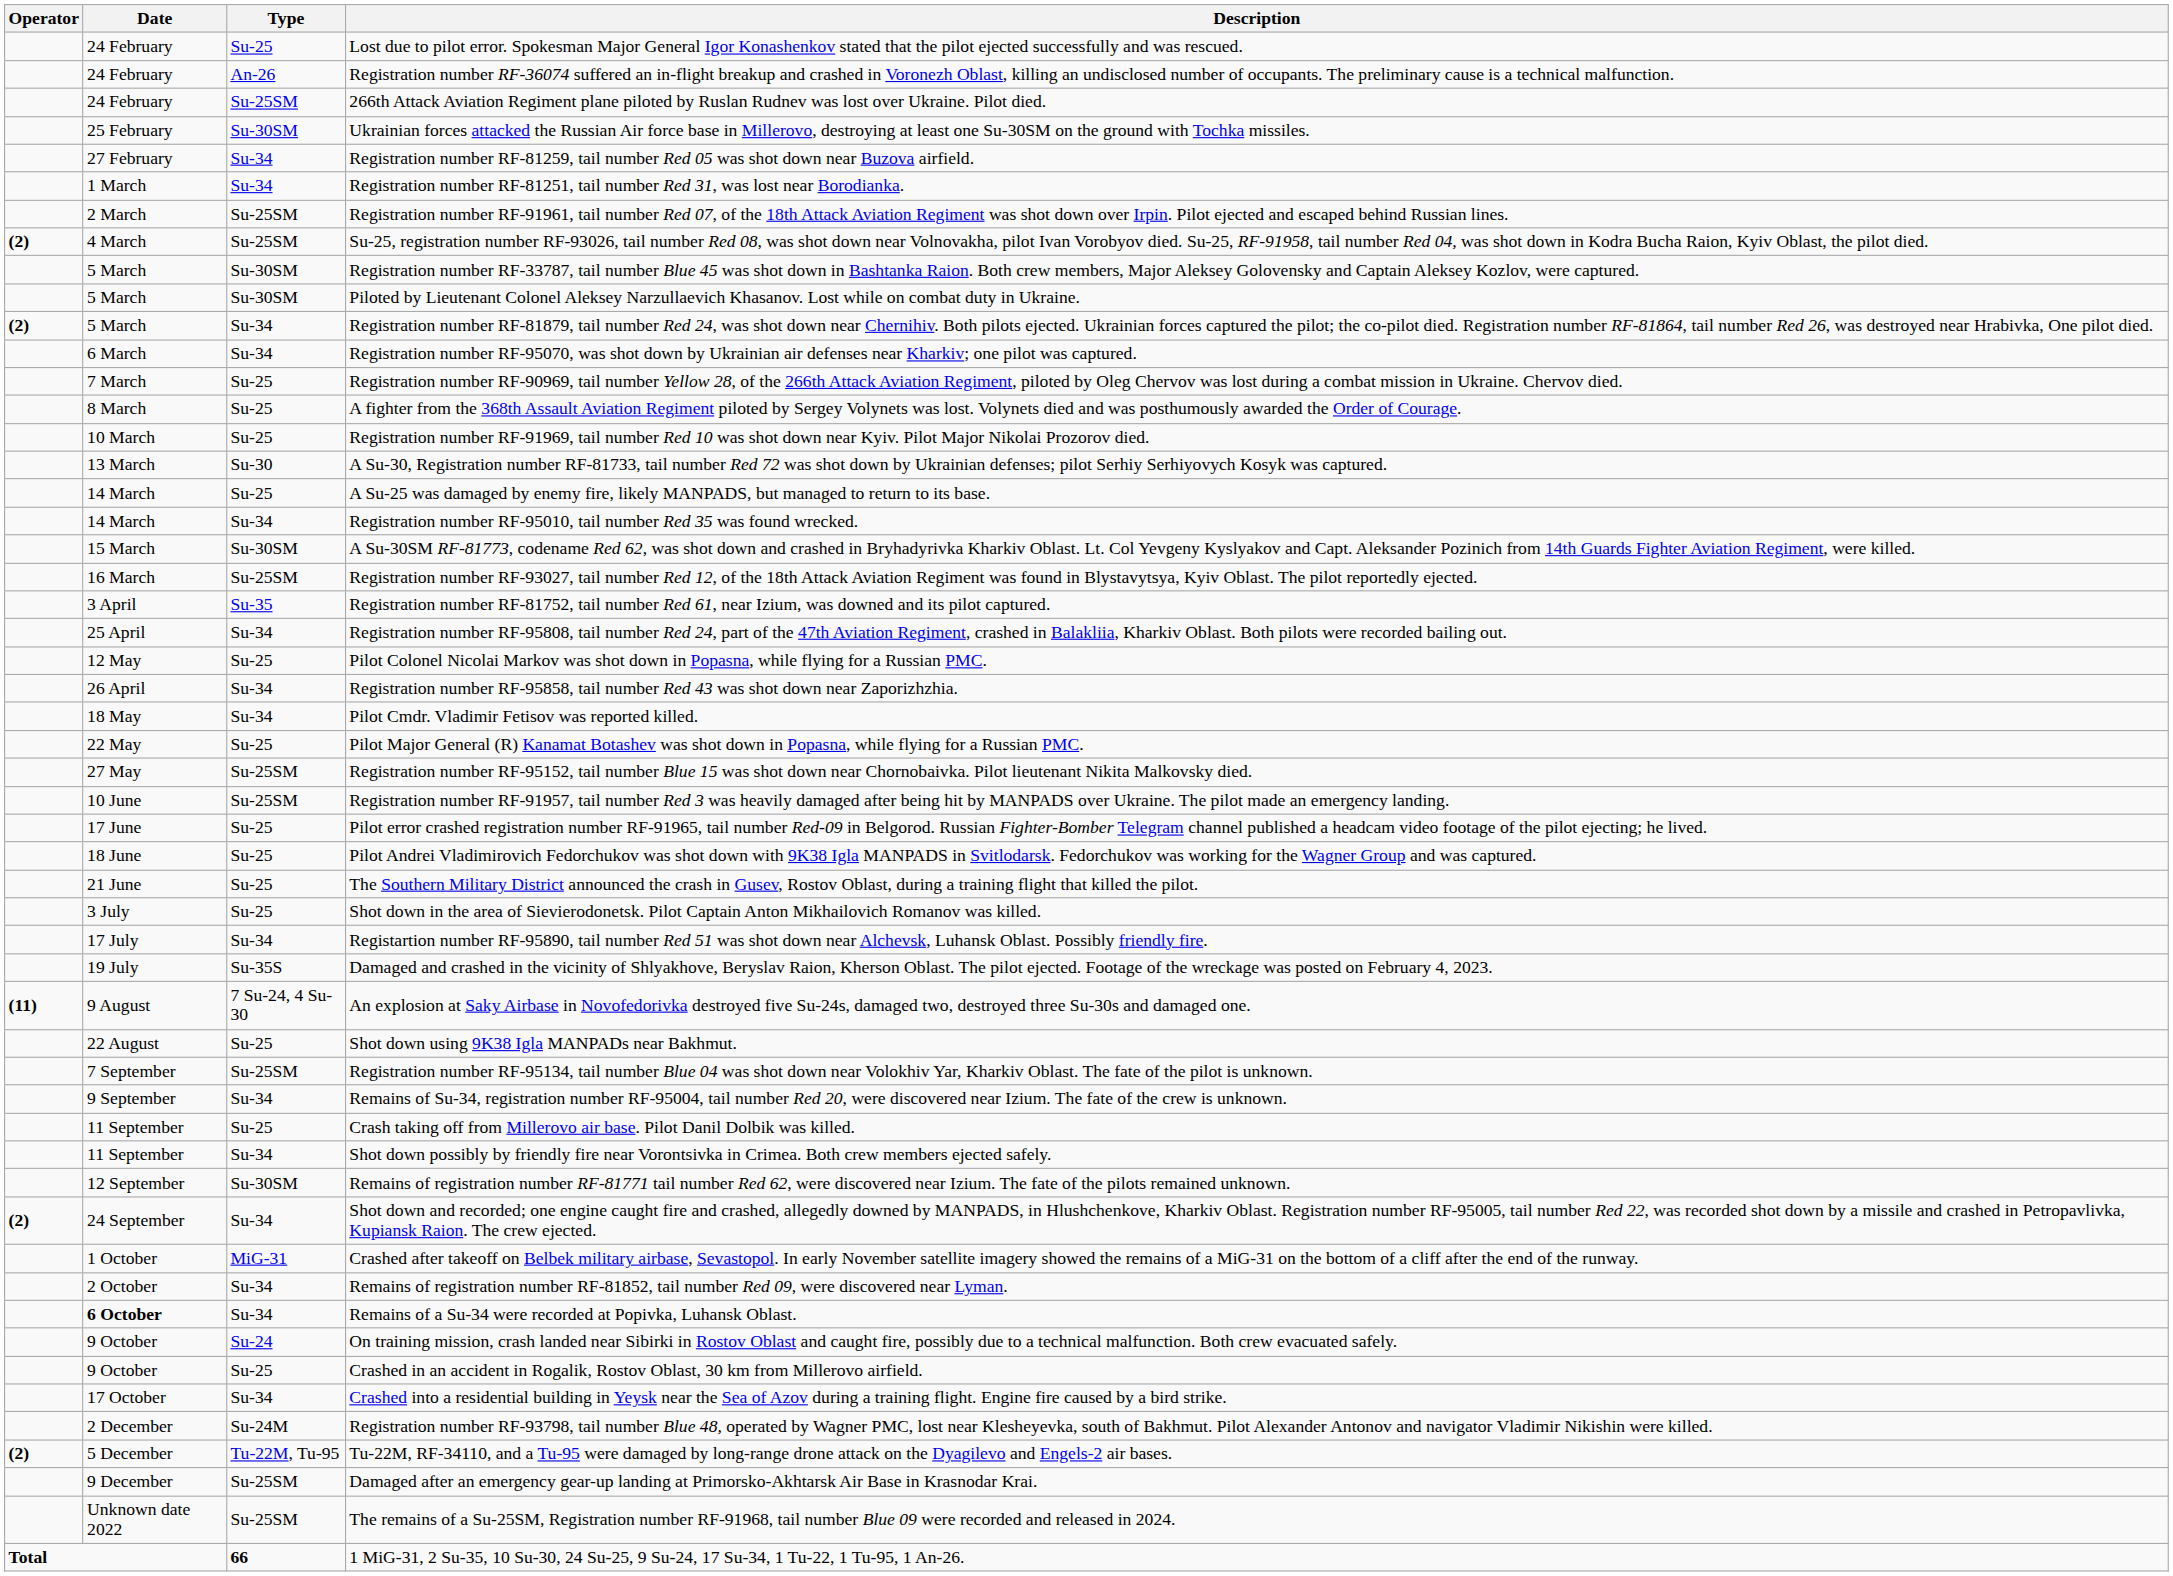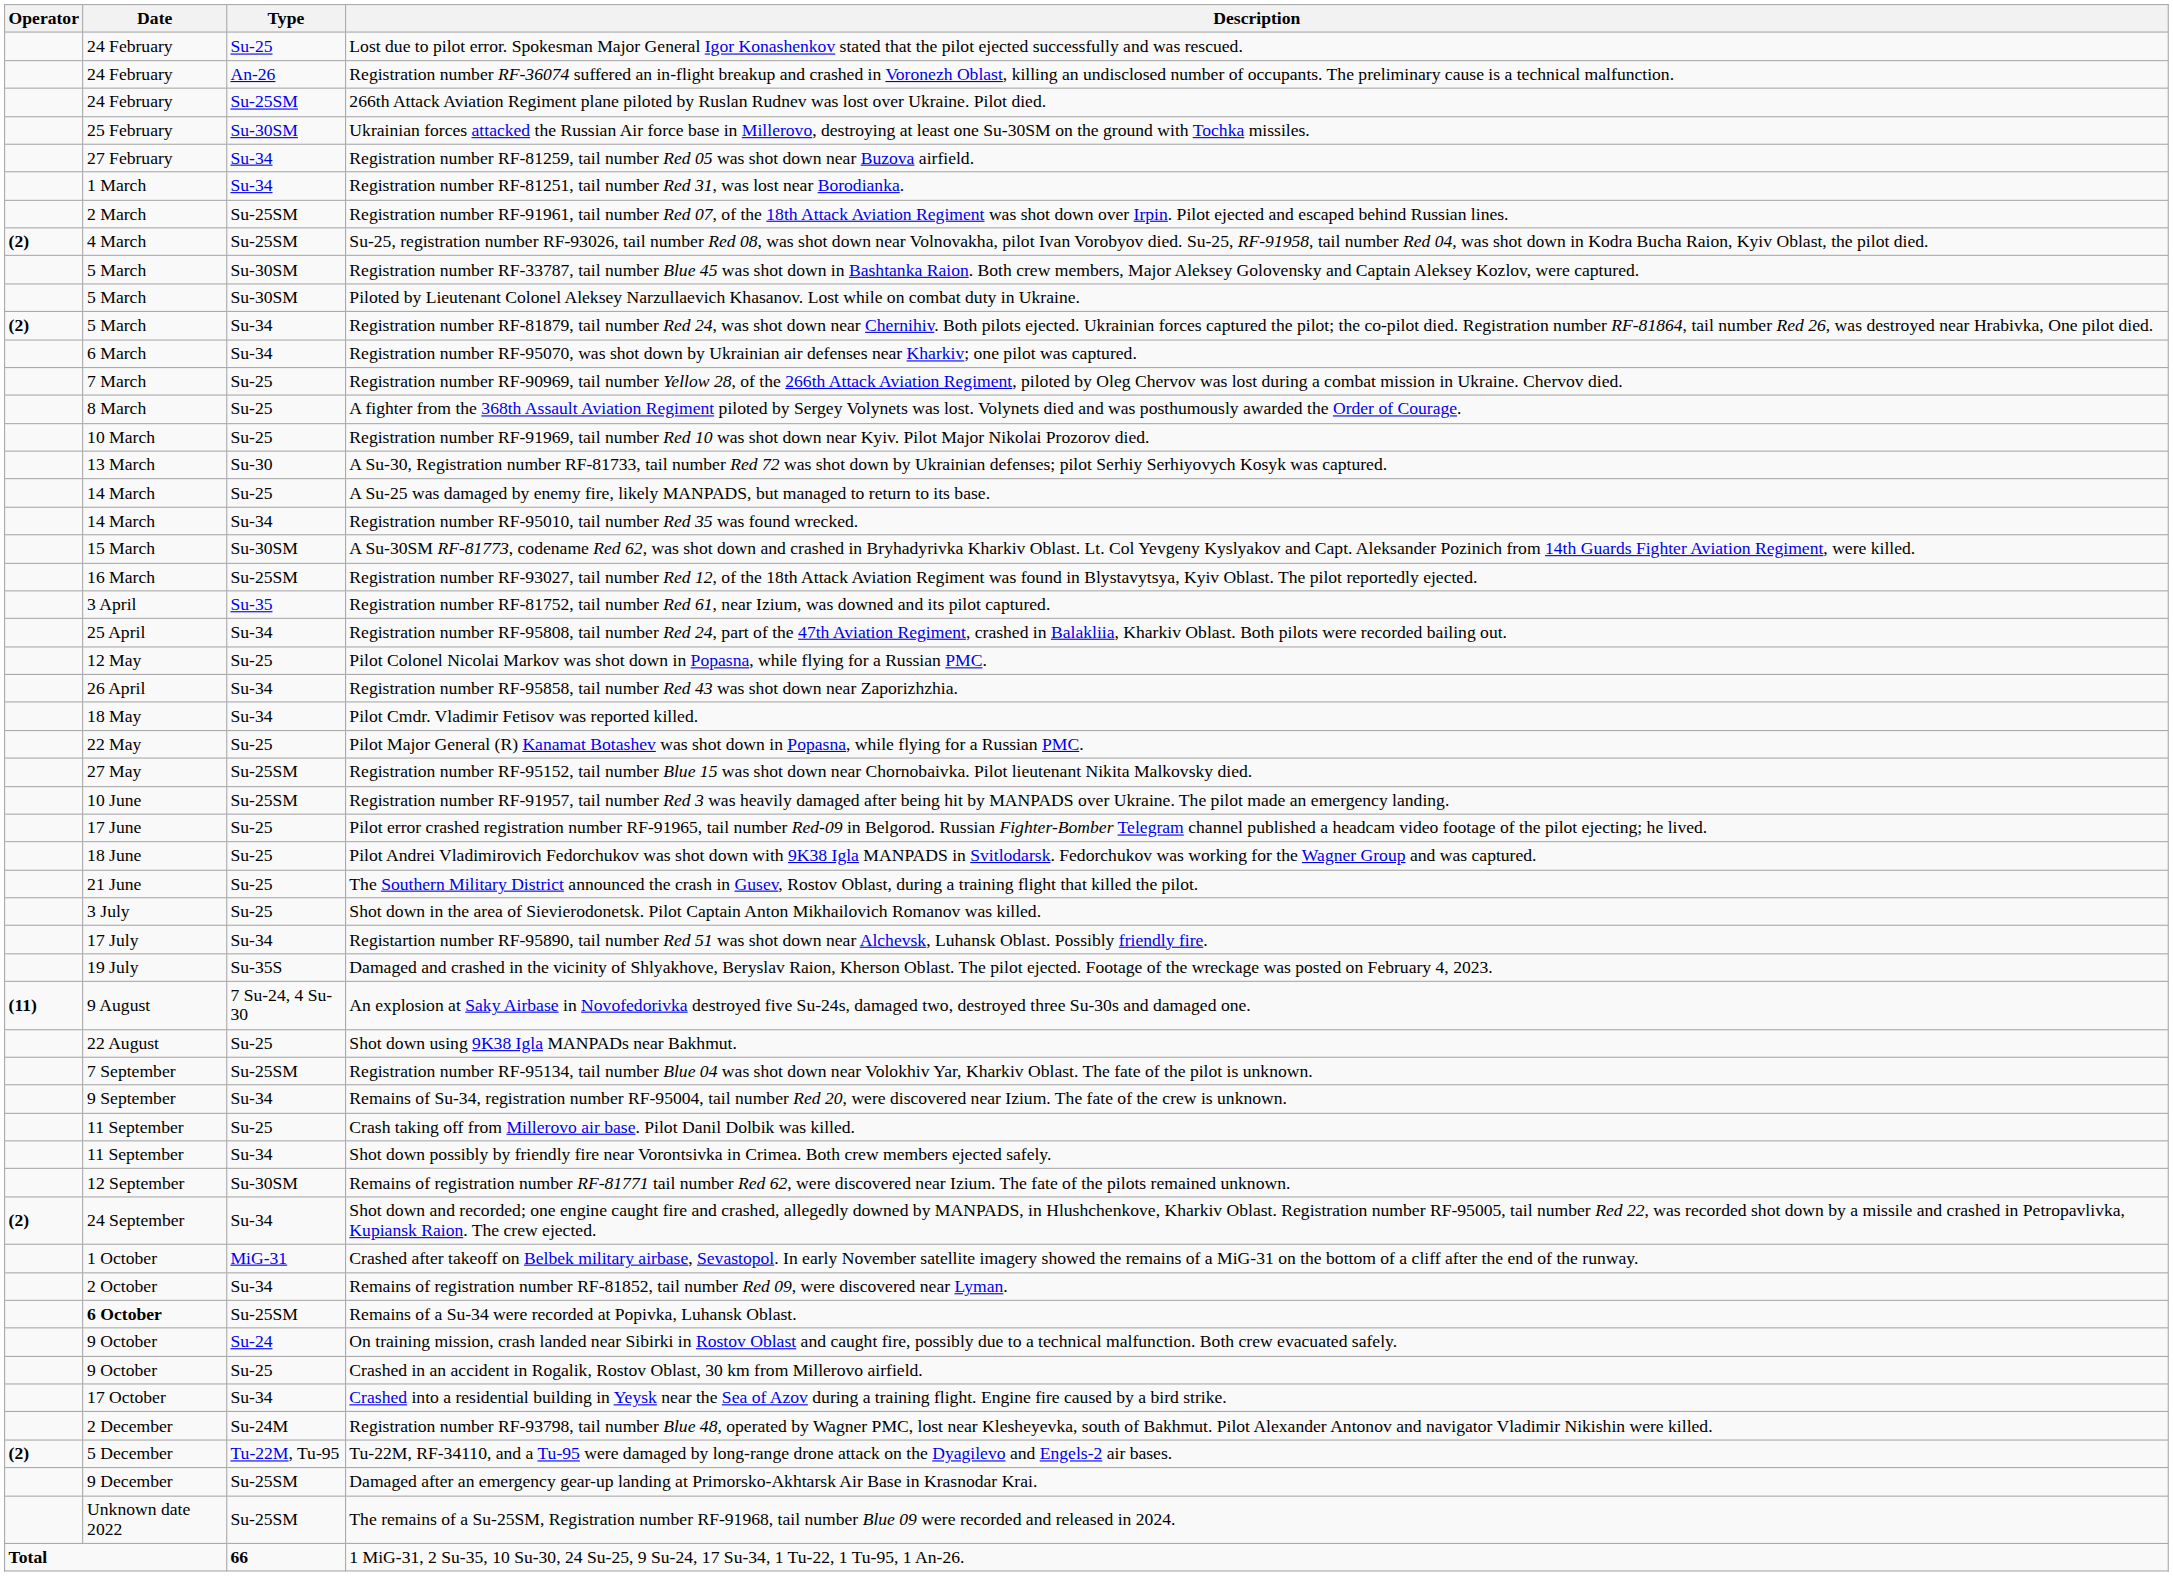(251, 1314) Su-34 -> (264, 1314) Su-25SM
